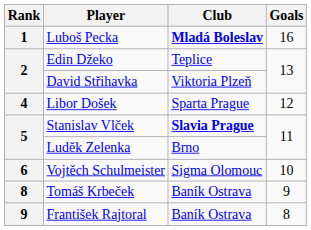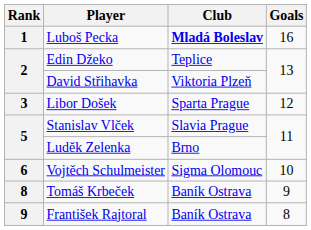(24, 103) 4 -> (24, 103) 3
(213, 125) bold -> (210, 125) normal
